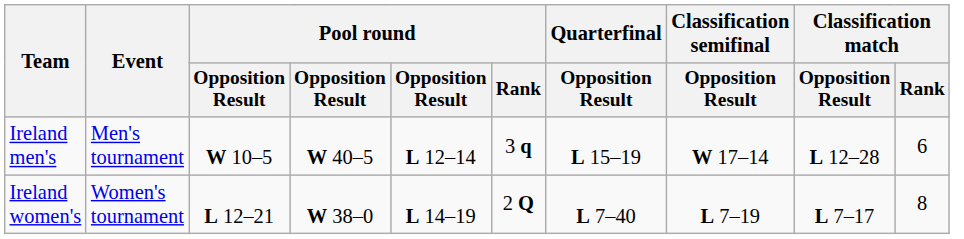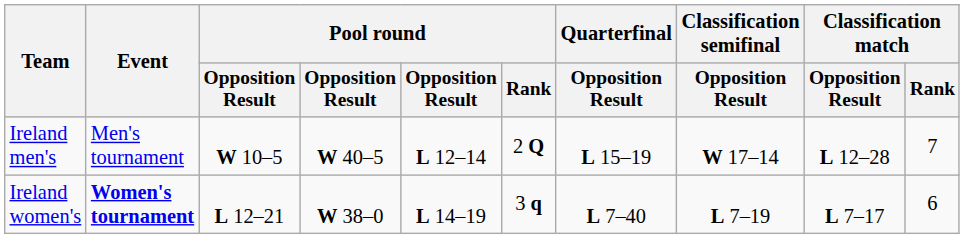(518, 146) 3 q -> (529, 146) 2 Q
(922, 146) 6 -> (932, 146) 7
(137, 204) normal -> (143, 204) bold
(518, 204) 2 Q -> (529, 204) 3 q
(922, 204) 8 -> (932, 204) 6
